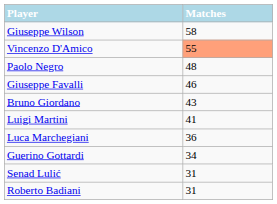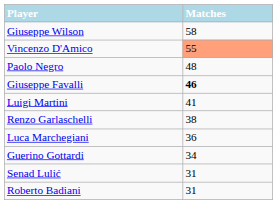(191, 84) normal -> (191, 84) bold
- row: (43, 102)
+ row: (50, 119)
